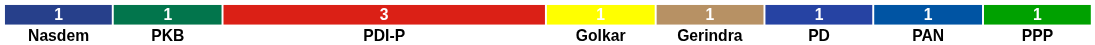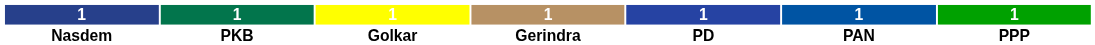- column: (384, 14)
